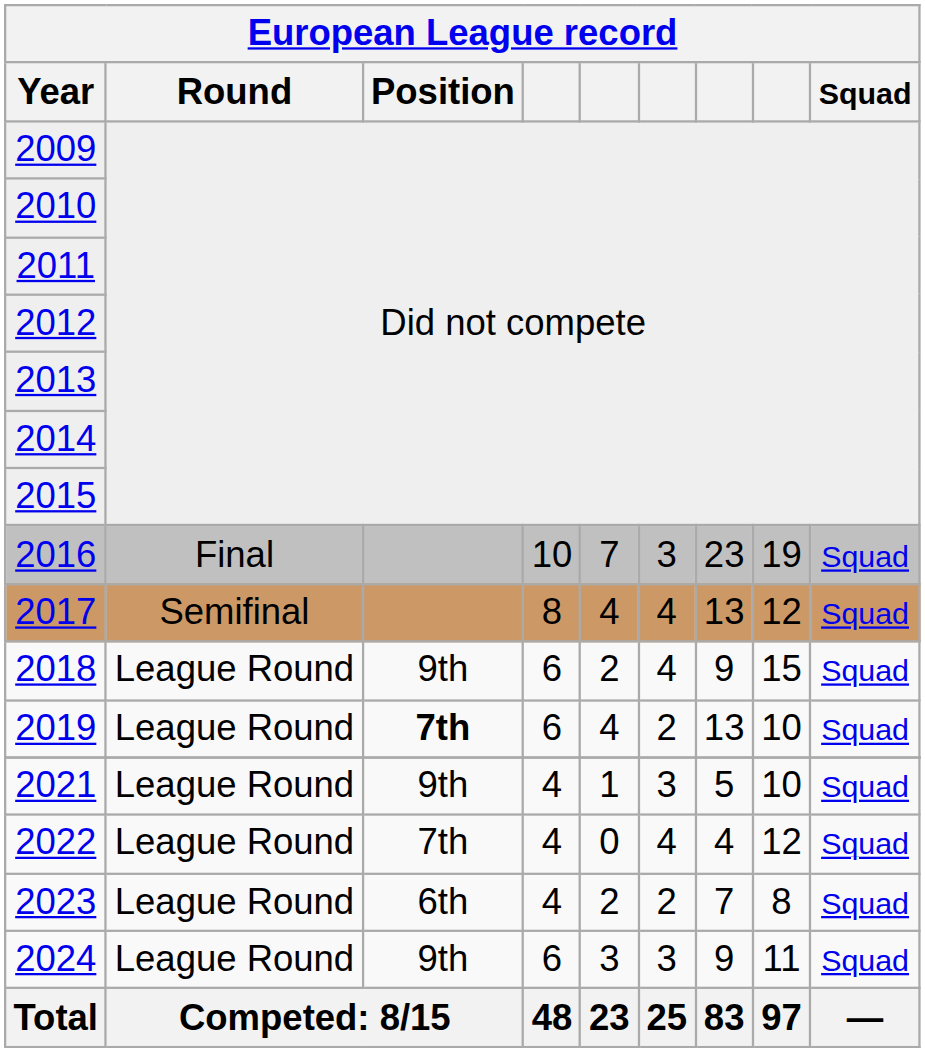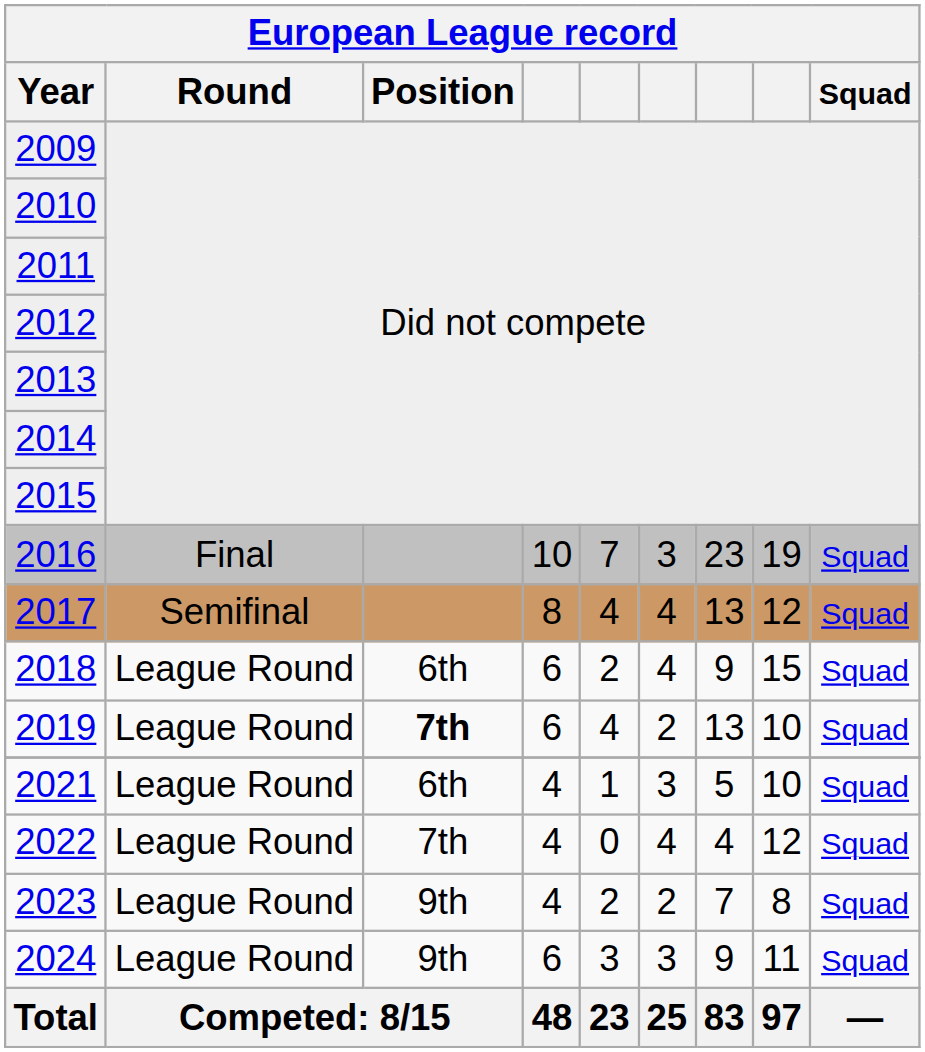(443, 669) 9th -> (443, 669) 6th
(443, 785) 9th -> (443, 785) 6th
(443, 901) 6th -> (443, 901) 9th
